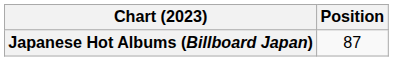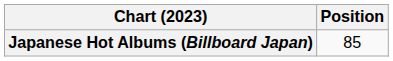(352, 42) 87 -> (352, 42) 85
